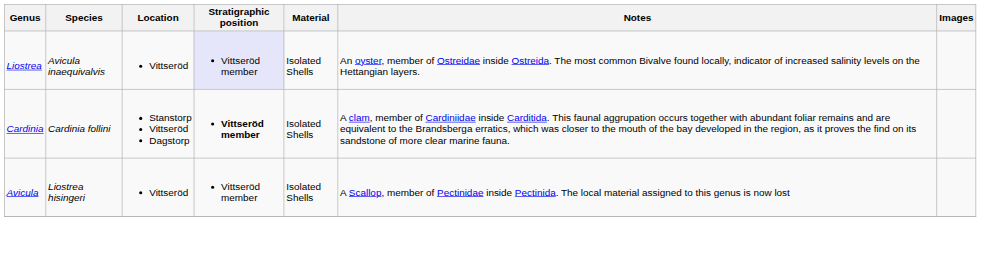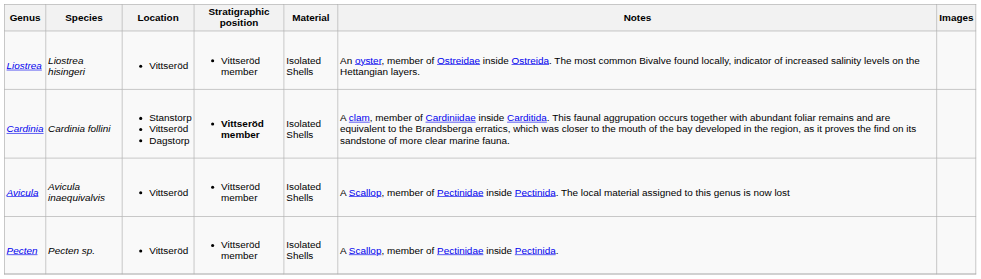(77, 65) Avicula inaequivalvis -> (67, 65) Liostrea hisingeri
(239, 66) lavender background -> (239, 66) no background
(67, 192) Liostrea hisingeri -> (77, 192) Avicula inaequivalvis
+ row: (22, 250)
